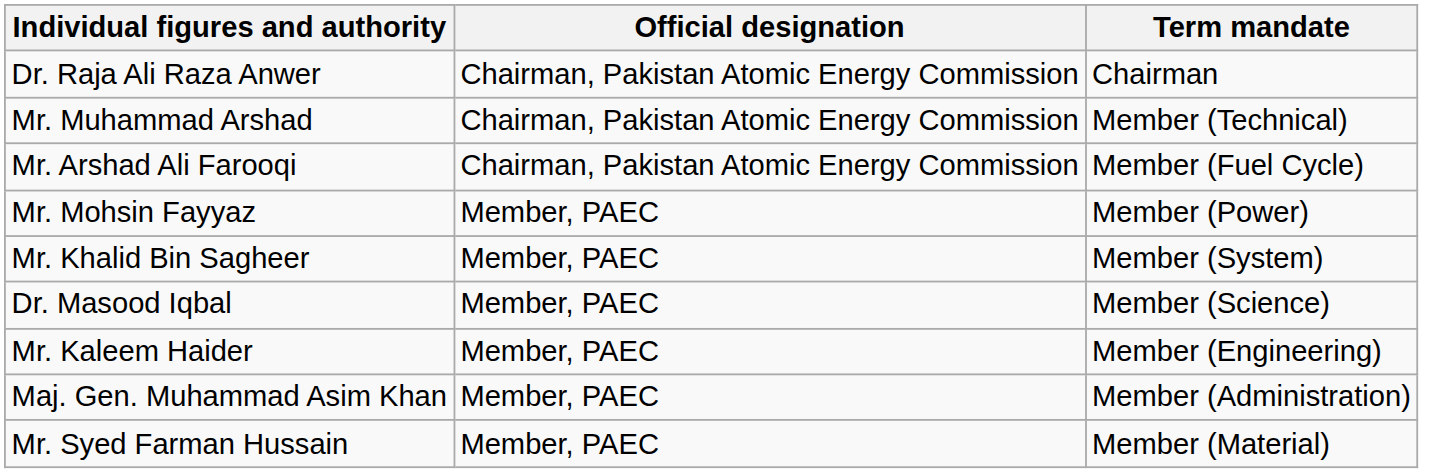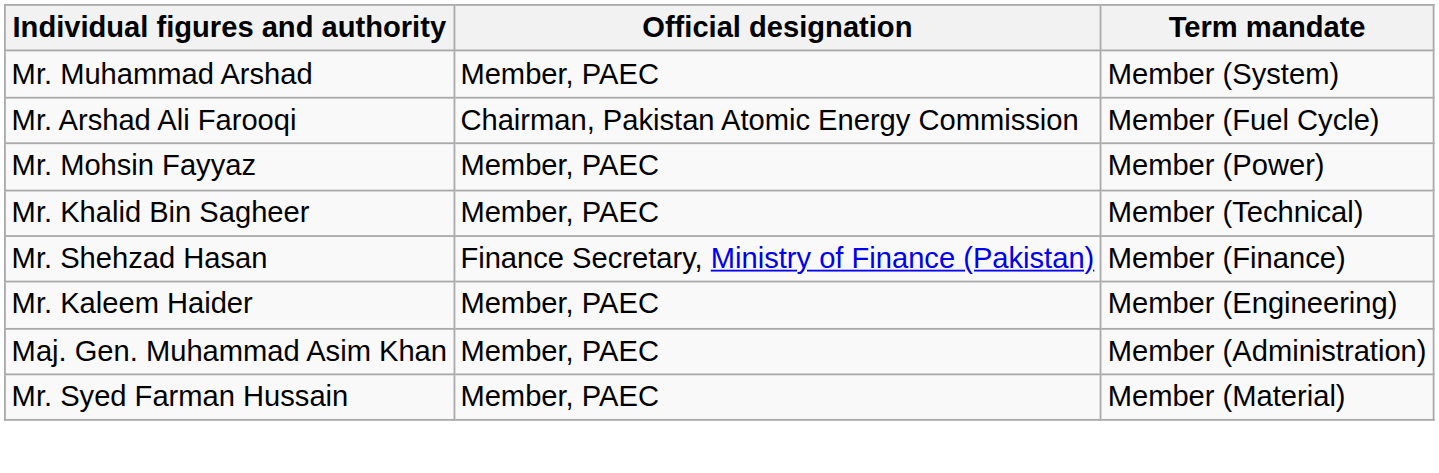- row: (166, 73)
(770, 119) Chairman, Pakistan Atomic Energy Commission -> (560, 73) Member, PAEC
(1220, 119) Member (Technical) -> (1223, 73) Member (System)
(1208, 258) Member (System) -> (1236, 212) Member (Technical)
+ row: (140, 258)
- row: (122, 304)
